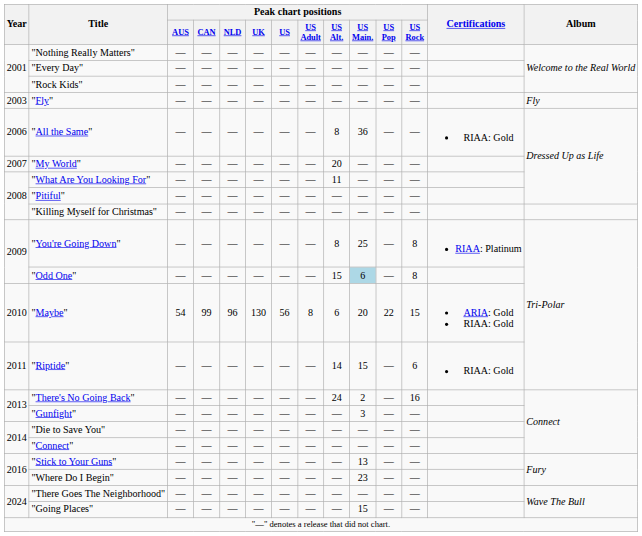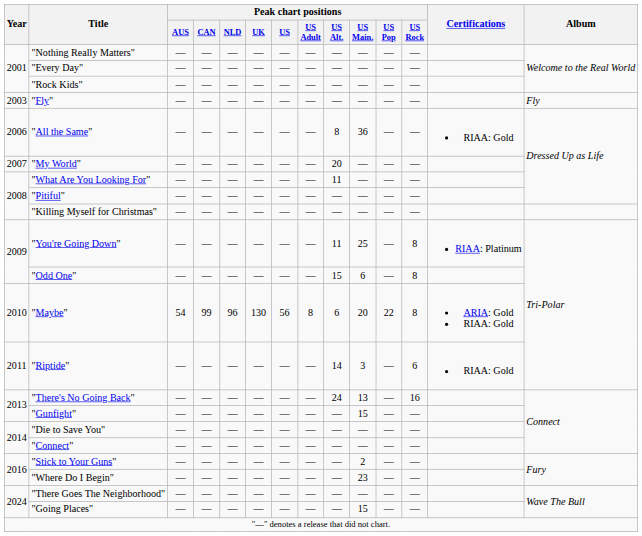(337, 243) 8 -> (337, 243) 11
(363, 275) lightblue background -> (363, 275) no background
(415, 312) 15 -> (415, 312) 8
(363, 366) 15 -> (363, 366) 3
(363, 397) 2 -> (363, 397) 13
(363, 413) 3 -> (363, 413) 15
(363, 461) 13 -> (363, 461) 2
